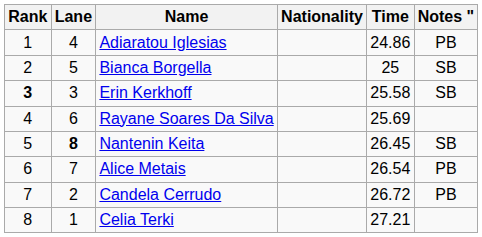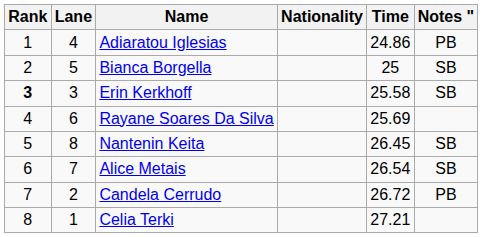(73, 144) bold -> (73, 144) normal
(446, 169) PB -> (446, 169) SB
